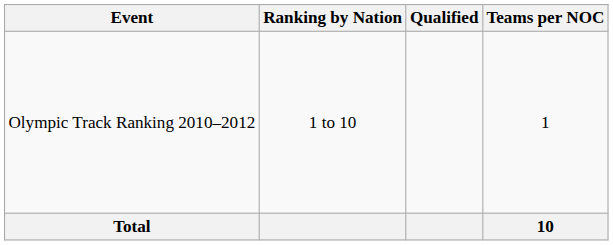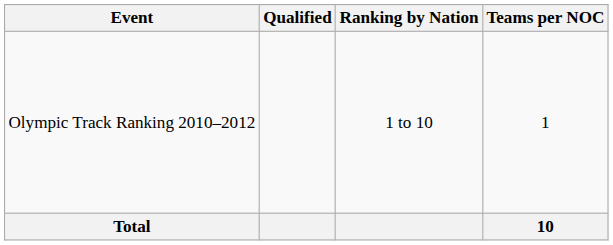columns swapped: (333, 18) <-> (444, 18)
